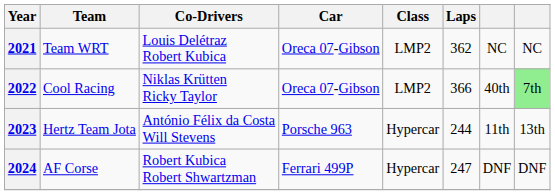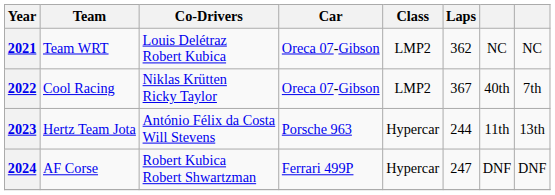(461, 88) 366 -> (461, 88) 367
(532, 88) lightgreen background -> (532, 88) no background
